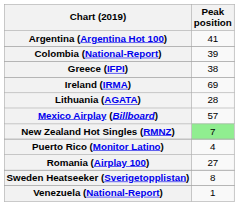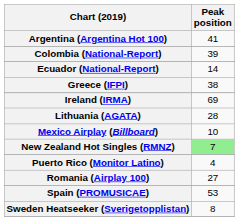+ row: (98, 69)
(213, 116) 57 -> (213, 131) 10
+ row: (98, 193)
- row: (98, 193)
